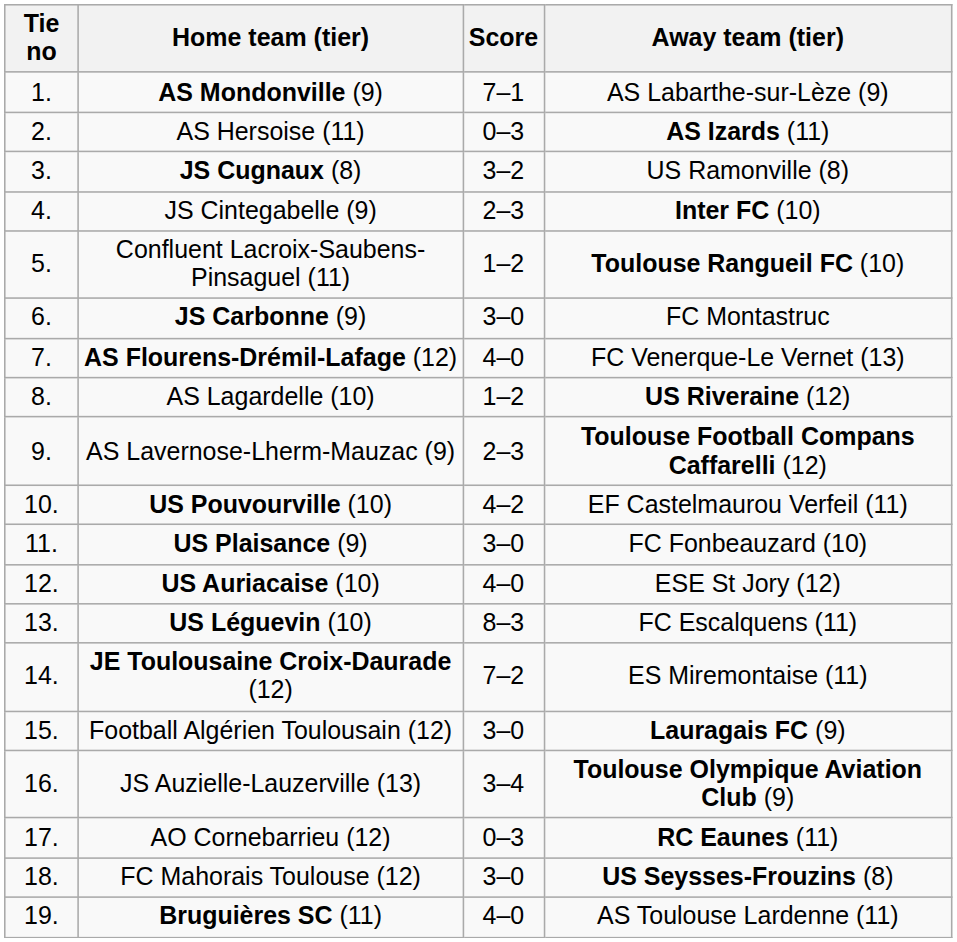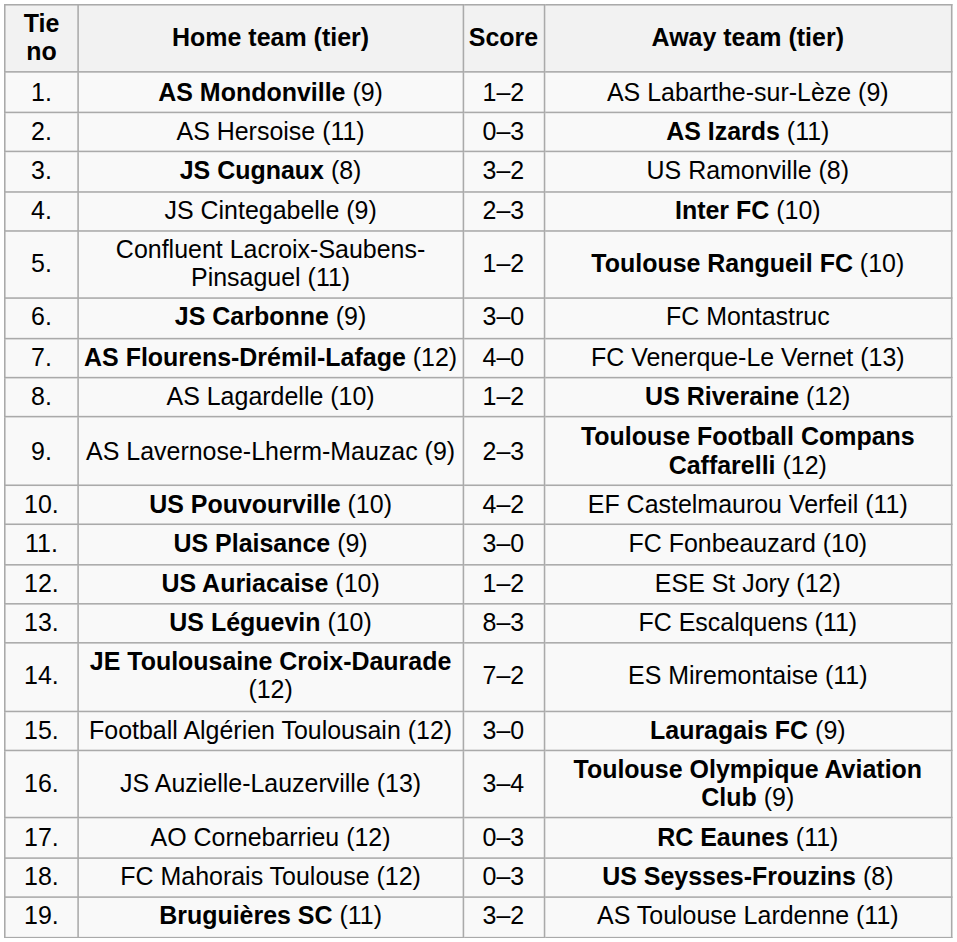(503, 91) 7–1 -> (503, 91) 1–2
(503, 583) 4–0 -> (503, 583) 1–2
(503, 877) 3–0 -> (503, 877) 0–3
(503, 916) 4–0 -> (503, 916) 3–2
